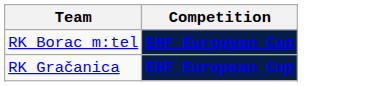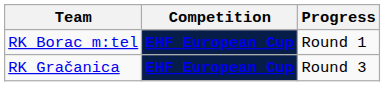+ column: (339, 17)
